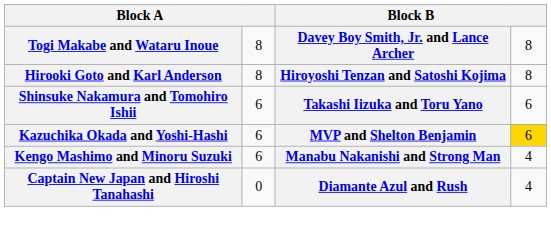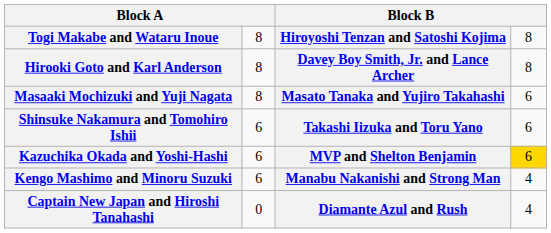(393, 45) Davey Boy Smith, Jr. and Lance Archer -> (393, 37) Hiroyoshi Tenzan and Satoshi Kojima
(393, 75) Hiroyoshi Tenzan and Satoshi Kojima -> (393, 67) Davey Boy Smith, Jr. and Lance Archer
+ row: (123, 97)
